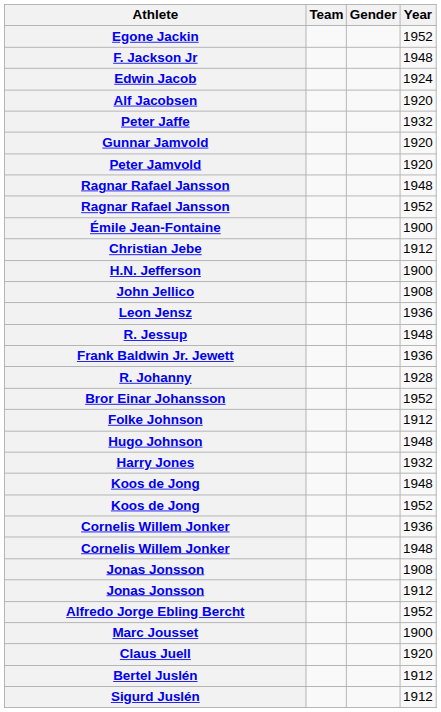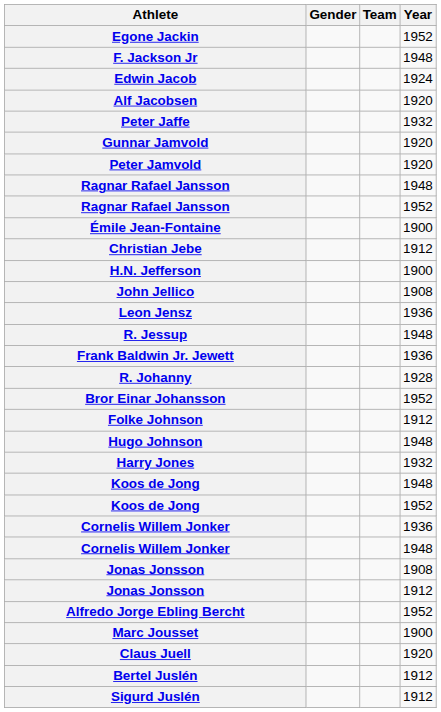columns swapped: (373, 15) <-> (326, 15)
